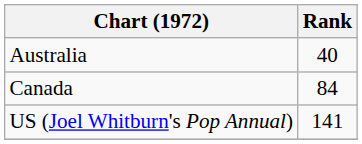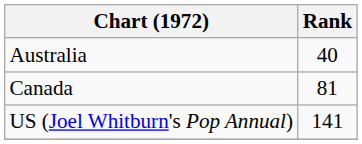(327, 88) 84 -> (327, 88) 81
